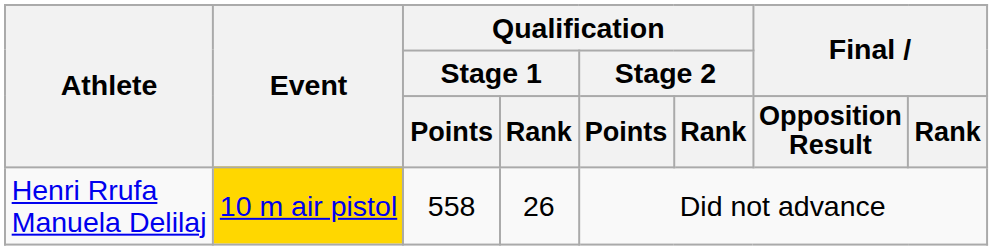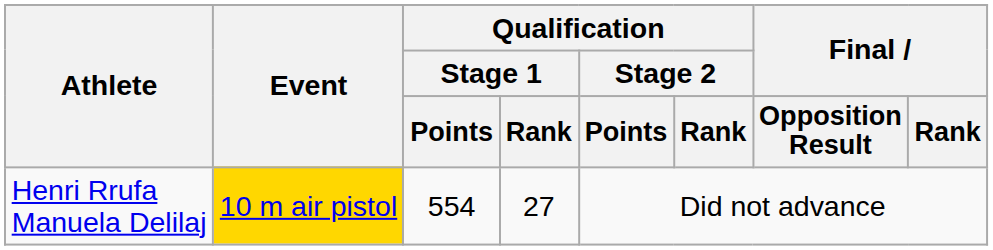(452, 206) 558 -> (452, 206) 554
(539, 206) 26 -> (539, 206) 27
